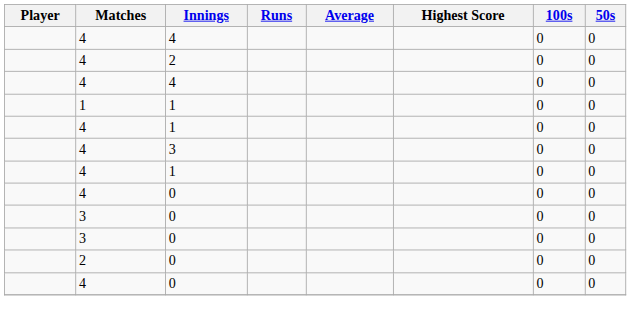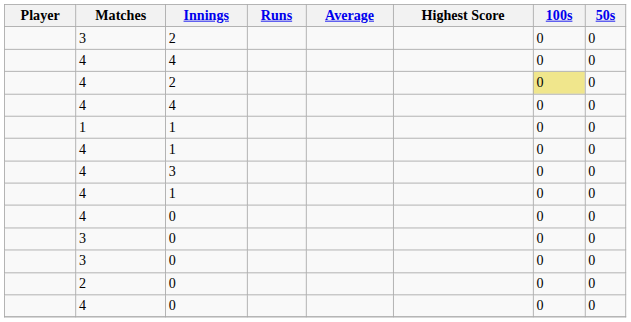+ row: (83, 37)
(540, 60) no background -> (540, 82) khaki background
